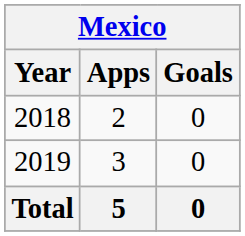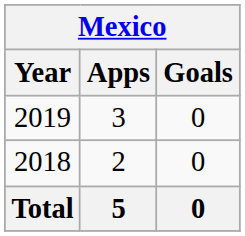rows swapped: (43, 117) <-> (43, 162)
